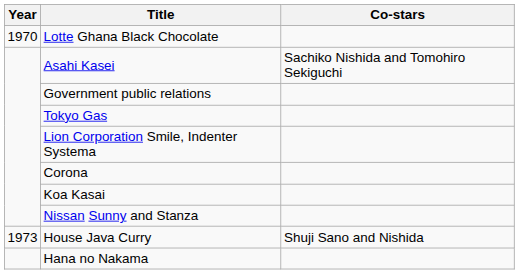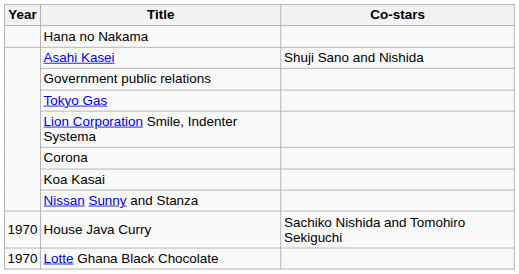rows swapped: (131, 36) <-> (96, 258)
(375, 65) Sachiko Nishida and Tomohiro Sekiguchi -> (354, 57) Shuji Sano and Nishida
(22, 237) 1973 -> (22, 229) 1970
(354, 237) Shuji Sano and Nishida -> (375, 229) Sachiko Nishida and Tomohiro Sekiguchi
